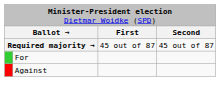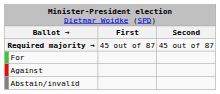+ row: (45, 83)
